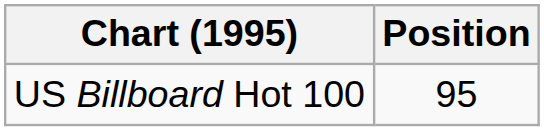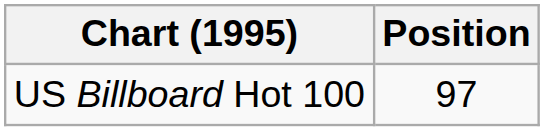(456, 93) 95 -> (456, 93) 97
